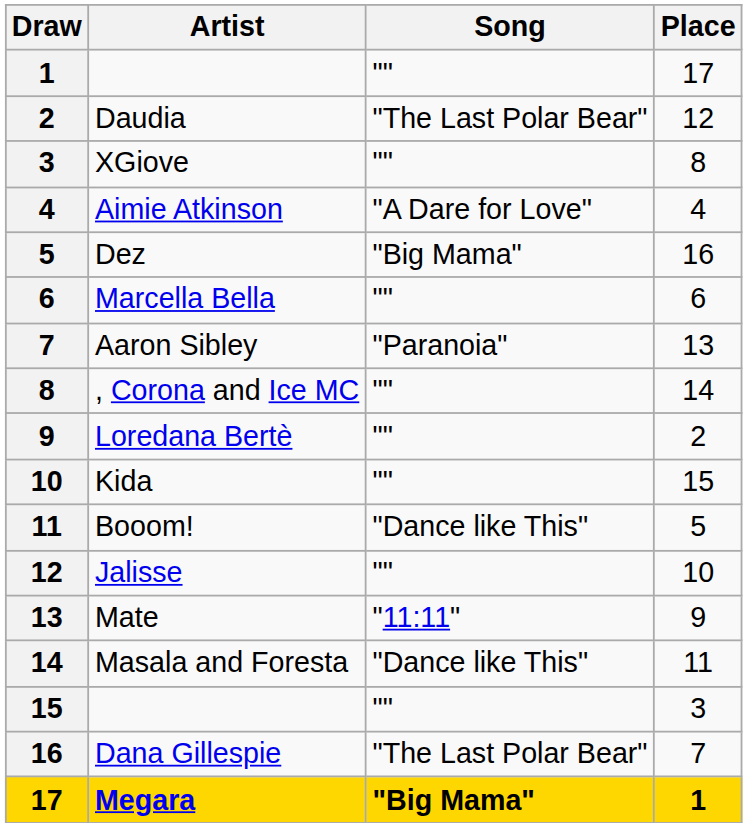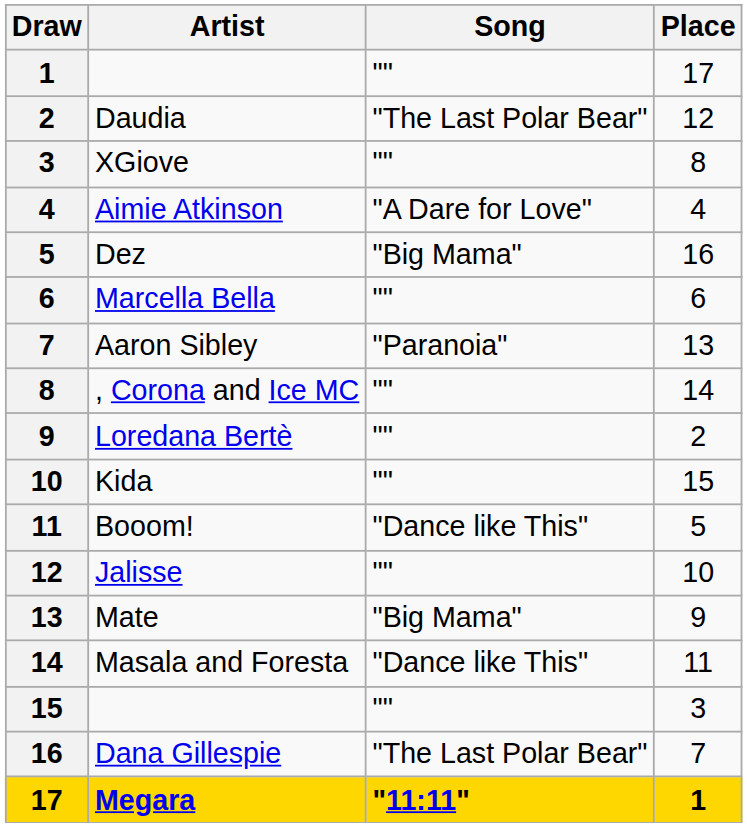(416, 617) "11:11" -> (447, 617) "Big Mama"
(454, 799) "Big Mama" -> (421, 799) "11:11"
